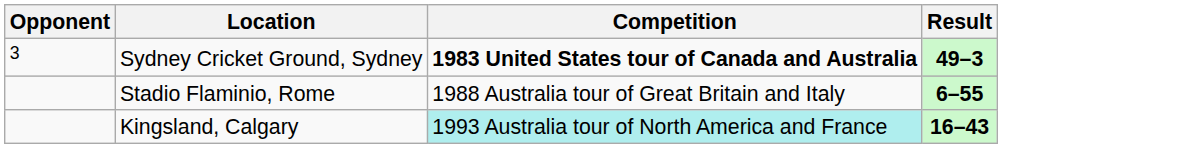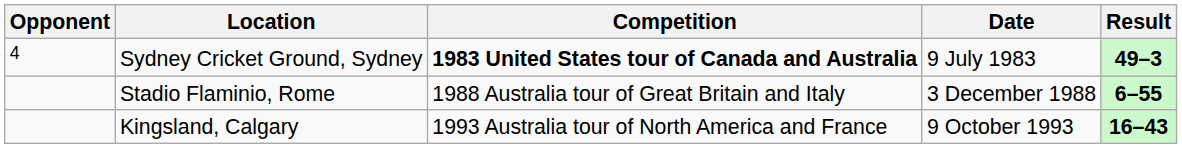+ column: (1012, 22)
(15, 53) 3 -> (15, 53) 4
(660, 127) paleturquoise background -> (660, 127) no background
